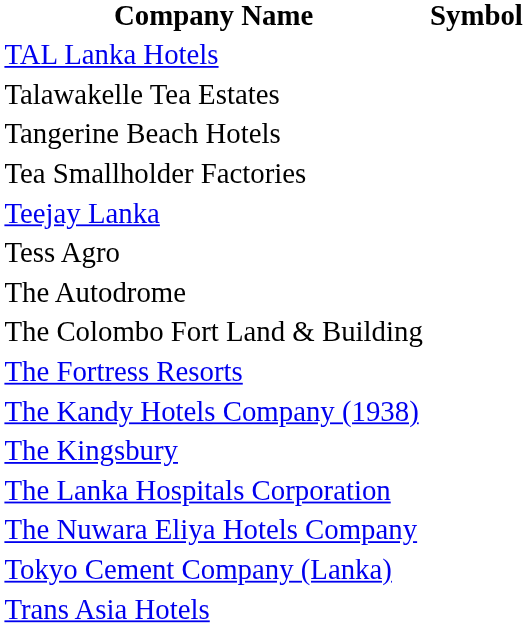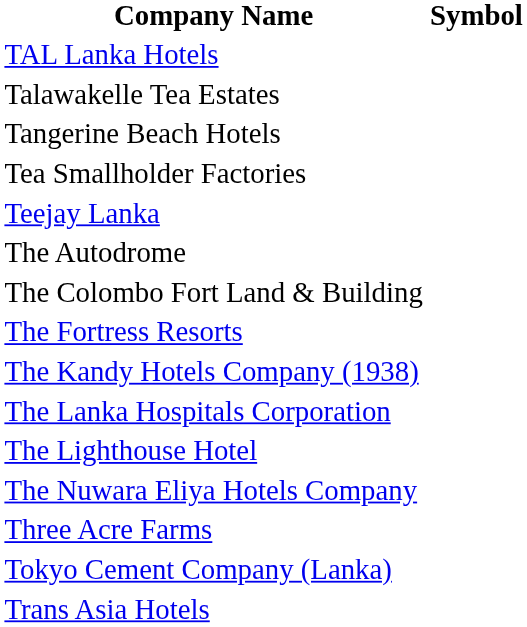- row: (62, 252)
- row: (91, 450)
+ row: (131, 450)
+ row: (108, 529)
